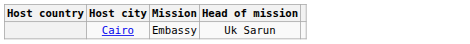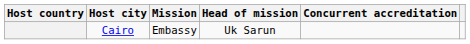+ column: (380, 13)
